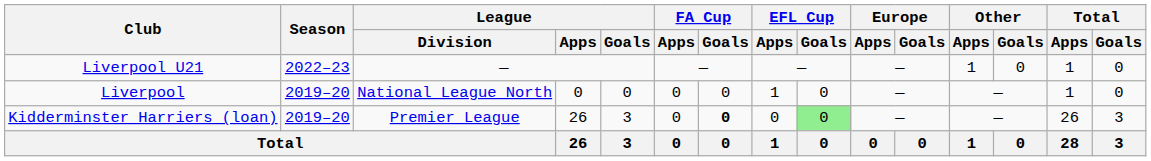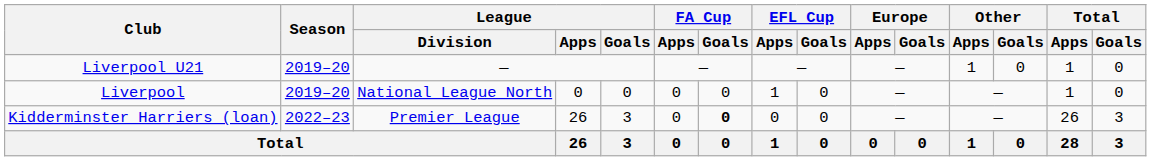(317, 68) 2022–23 -> (317, 68) 2019–20
(317, 118) 2019–20 -> (317, 118) 2022–23
(824, 118) lightgreen background -> (824, 118) no background
